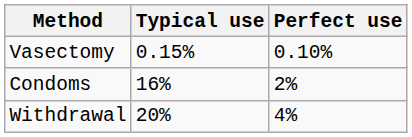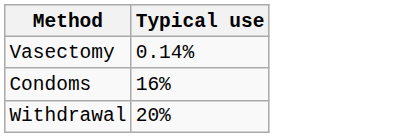- column: (338, 21)
(165, 52) 0.15% -> (165, 52) 0.14%
